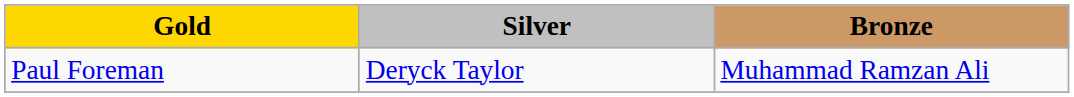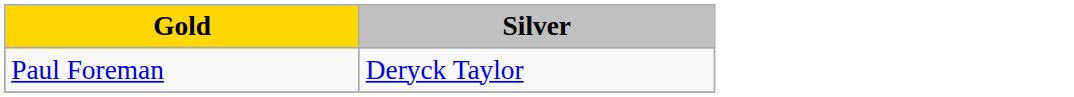- column: (891, 26)
